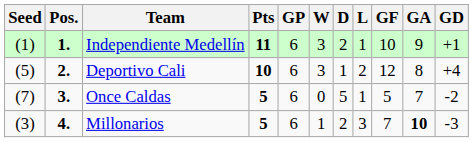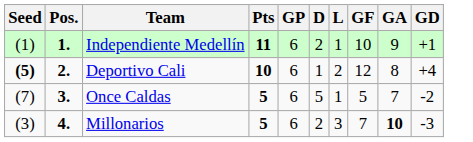- column: (321, 17)
(25, 70) normal -> (25, 70) bold
